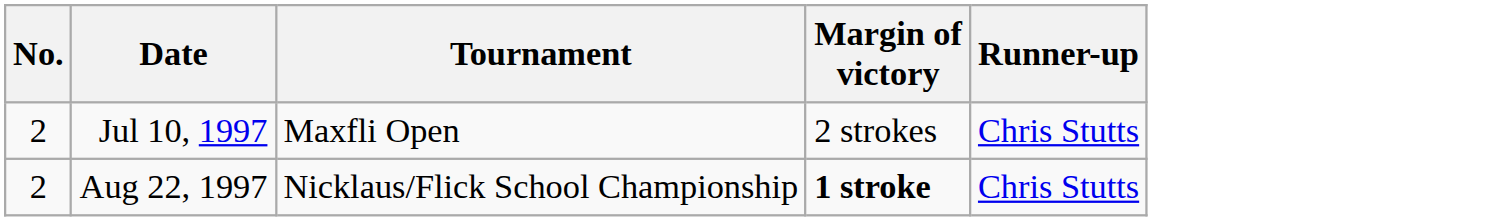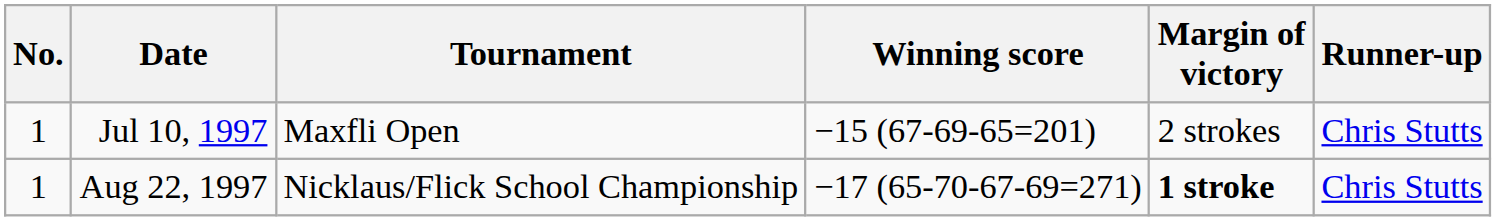+ column: (978, 53)
(38, 130) 2 -> (38, 130) 1
(38, 186) 2 -> (38, 186) 1
